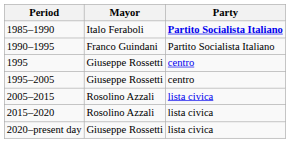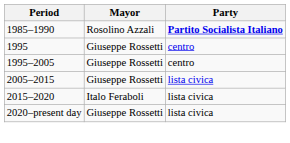(115, 29) Italo Feraboli -> (120, 29) Rosolino Azzali
- row: (31, 46)
(120, 96) Rosolino Azzali -> (125, 79) Giuseppe Rossetti
(120, 113) Rosolino Azzali -> (115, 96) Italo Feraboli
